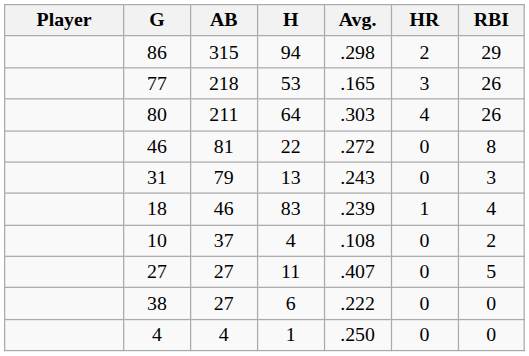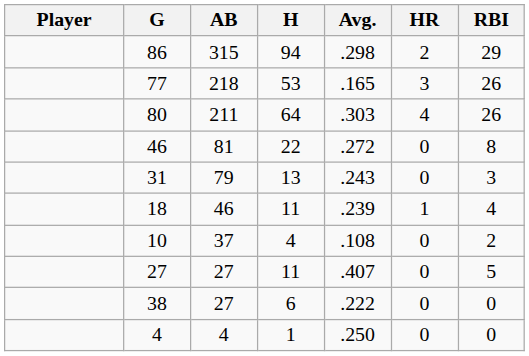(291, 209) 83 -> (291, 209) 11
